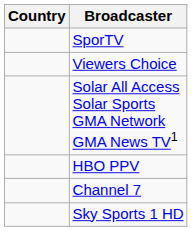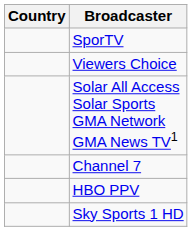rows swapped: (107, 190) <-> (106, 166)
